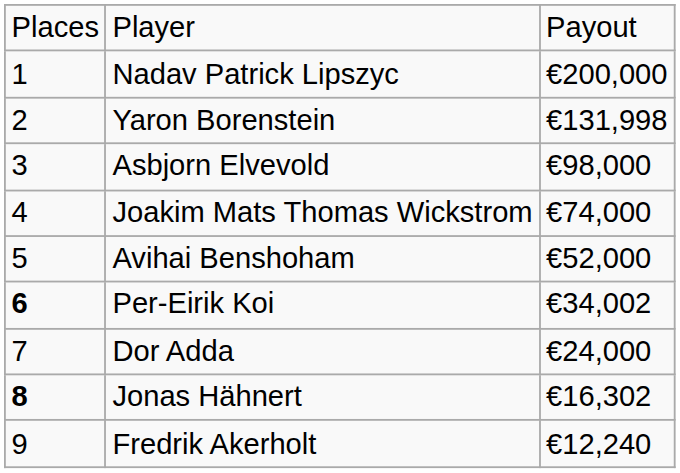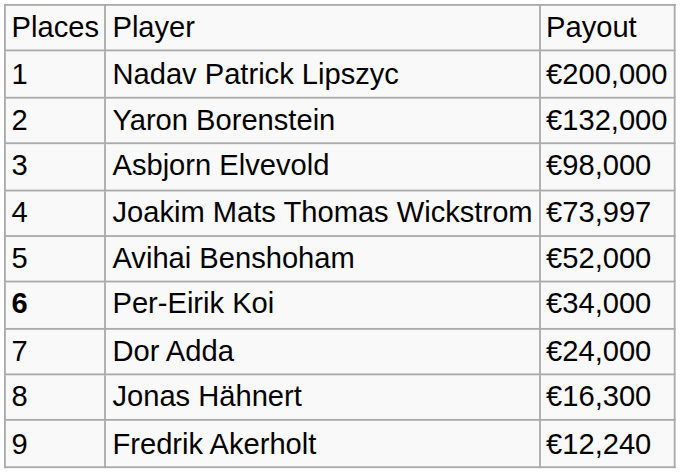(607, 119) €131,998 -> (607, 119) €132,000
(599, 212) €74,000 -> (599, 212) €73,997
(599, 304) €34,002 -> (599, 304) €34,000
(20, 397) bold -> (20, 397) normal
(599, 397) €16,302 -> (599, 397) €16,300
